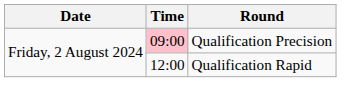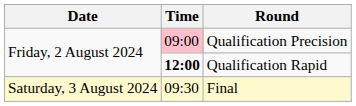(167, 64) normal -> (182, 64) bold
+ row: (222, 88)
